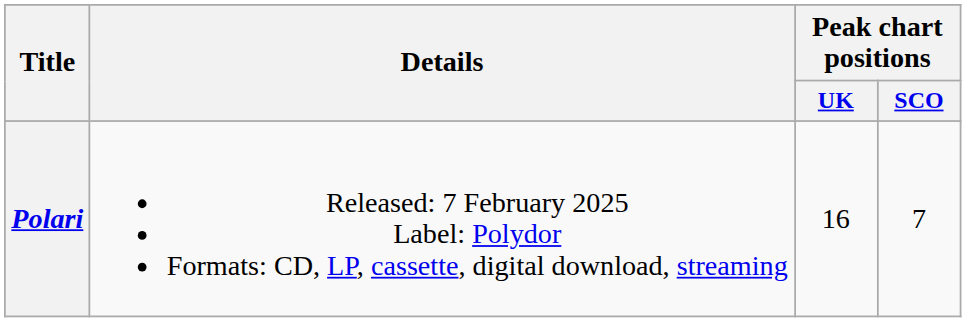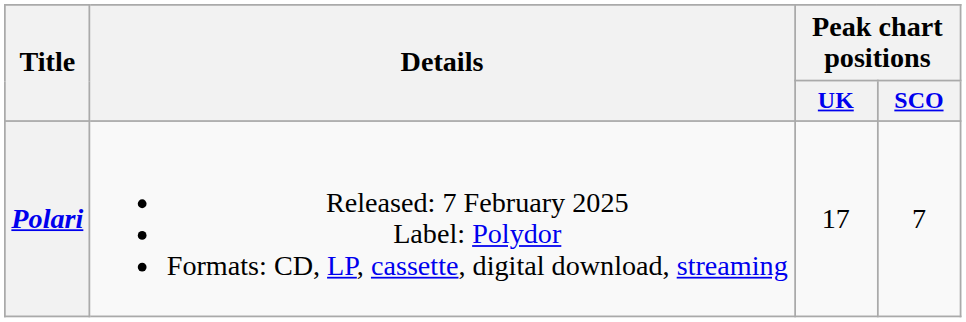(836, 218) 16 -> (836, 218) 17
